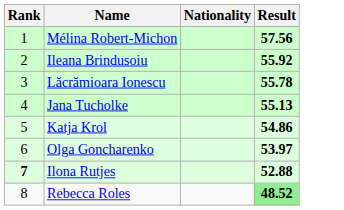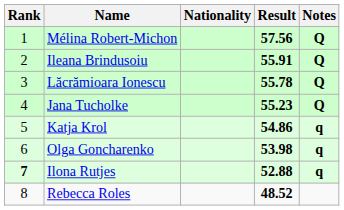+ column: (319, 15)
(277, 60) 55.92 -> (277, 60) 55.91
(277, 104) 55.13 -> (277, 104) 55.23
(277, 149) 53.97 -> (277, 149) 53.98
(277, 194) lightgreen background -> (277, 194) no background
